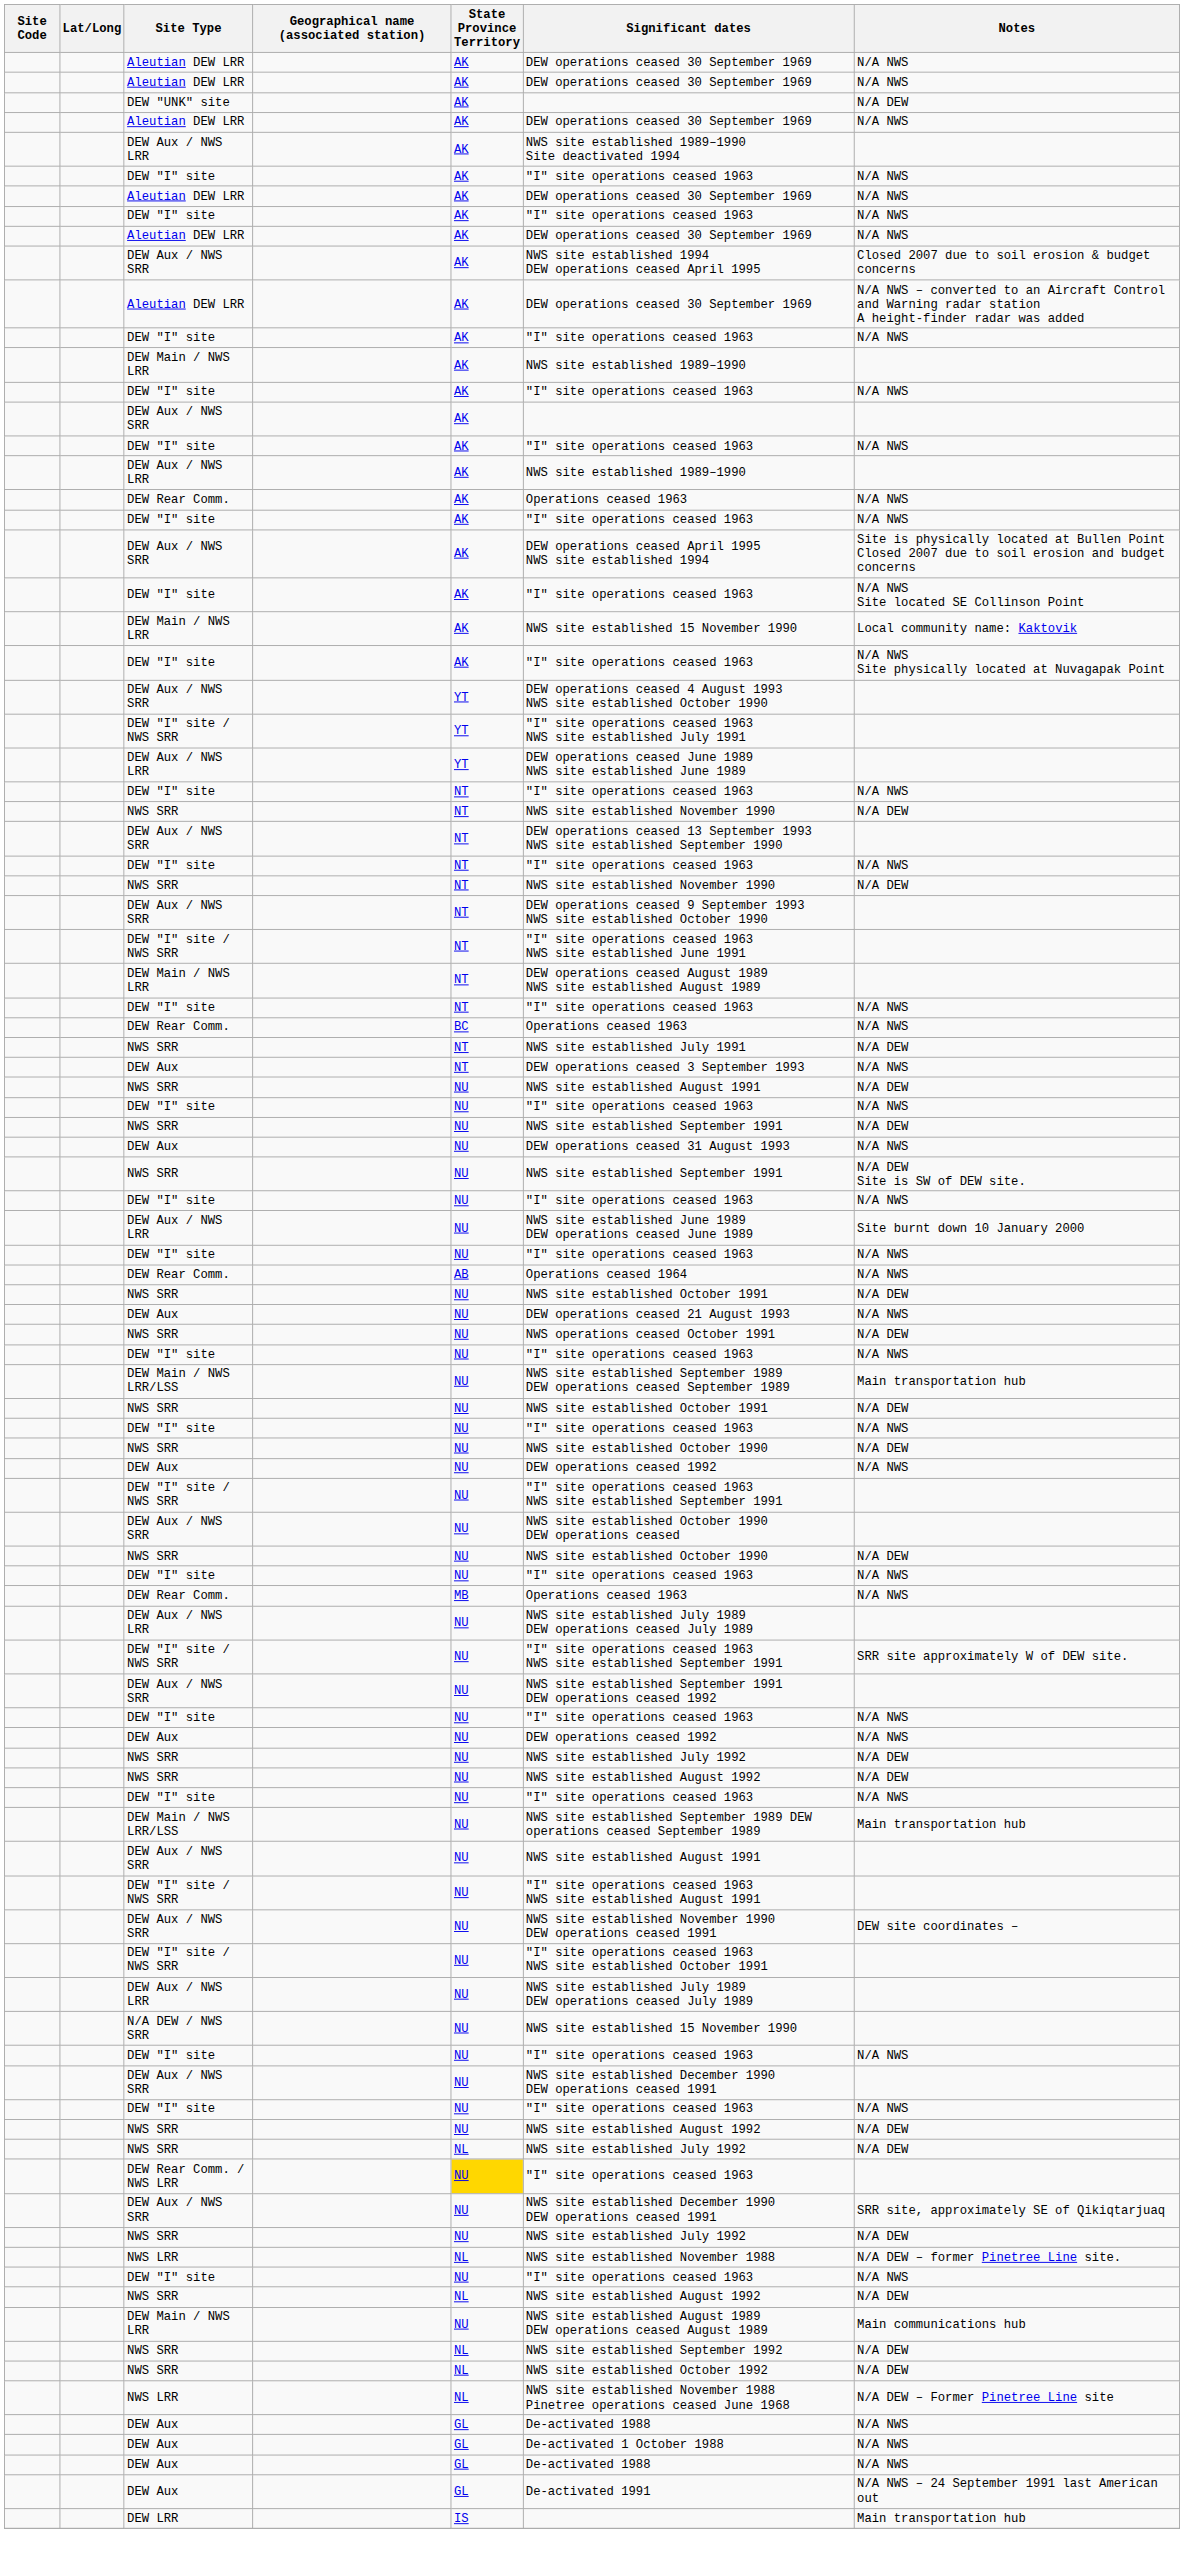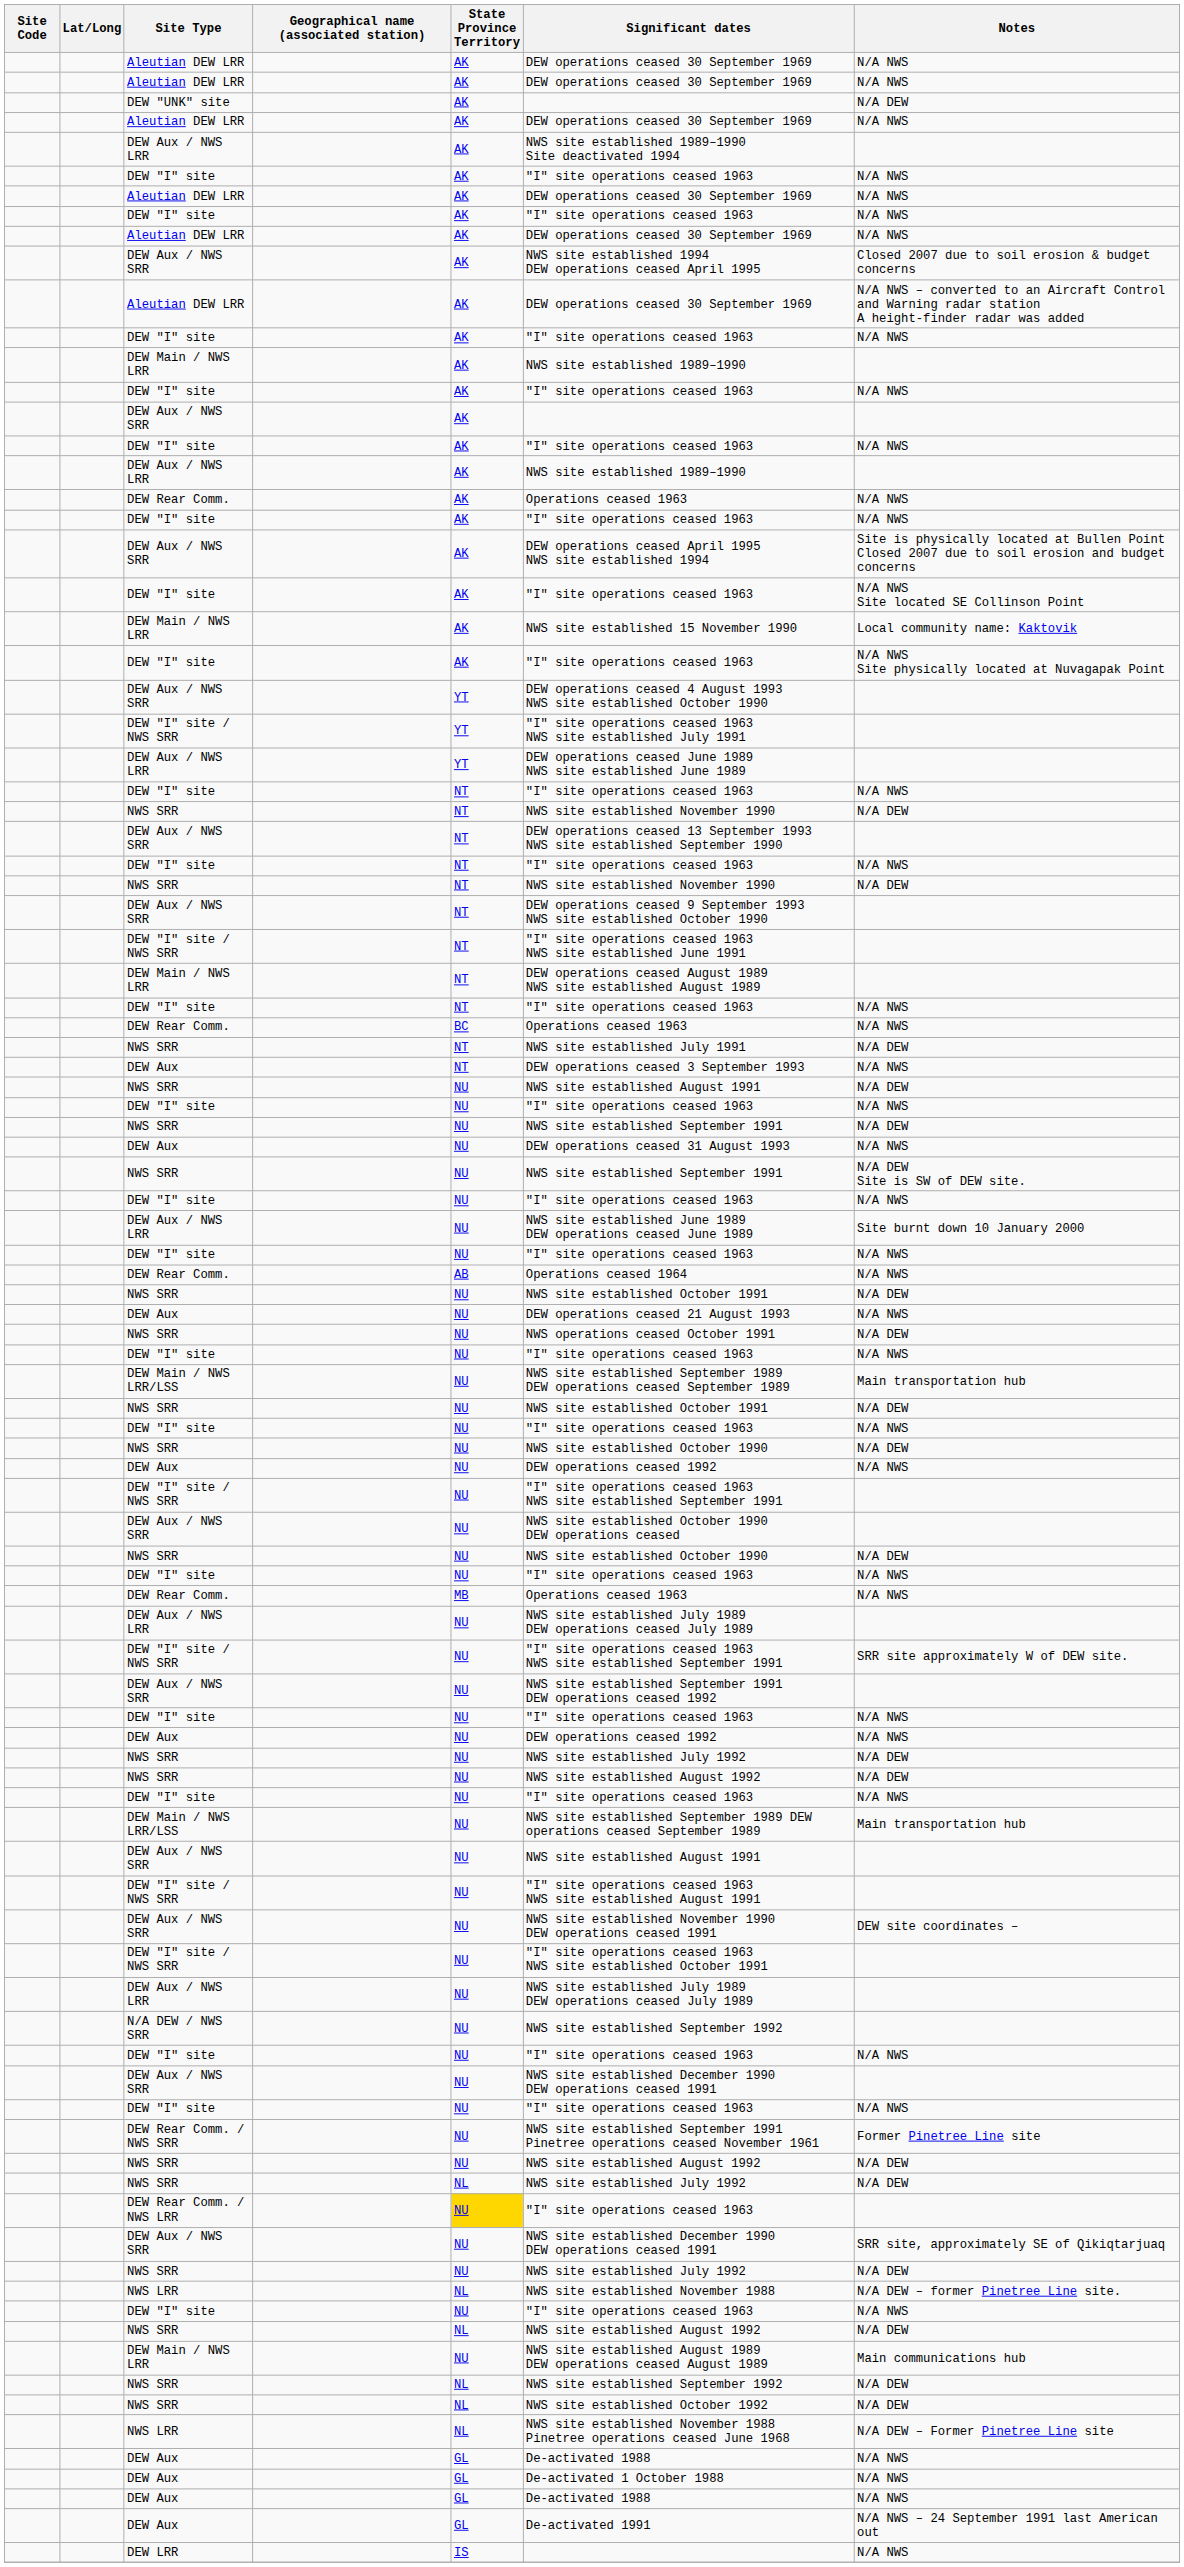(661, 2029) NWS site established 15 November 1990 -> (654, 2029) NWS site established September 1992
+ row: (32, 2136)
(941, 2519) Main transportation hub -> (883, 2553) N/A NWS
